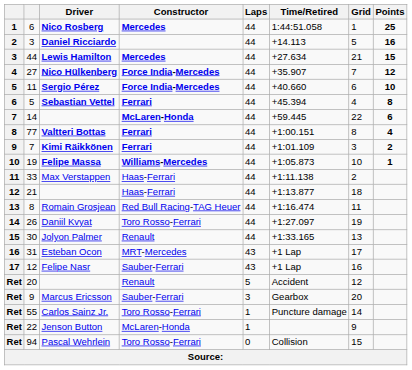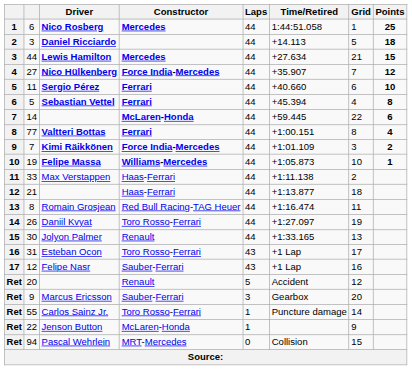(390, 41) 16 -> (390, 41) 18
(171, 86) Force India-Mercedes -> (137, 86) Ferrari
(137, 147) Ferrari -> (171, 147) Force India-Mercedes
(154, 252) MRT-Mercedes -> (161, 252) Toro Rosso-Ferrari
(161, 342) Toro Rosso-Ferrari -> (154, 342) MRT-Mercedes
